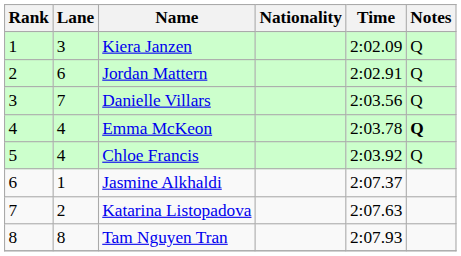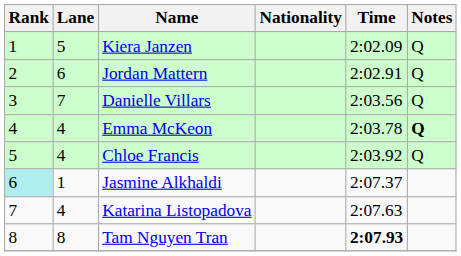(61, 45) 3 -> (61, 45) 5
(13, 182) no background -> (13, 182) paleturquoise background
(61, 210) 2 -> (61, 210) 4
(376, 237) normal -> (377, 237) bold
